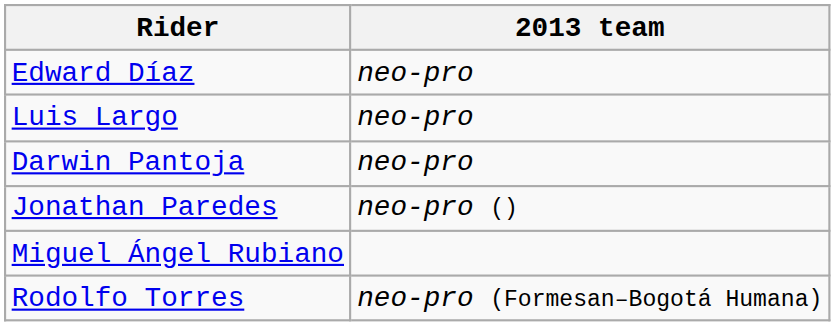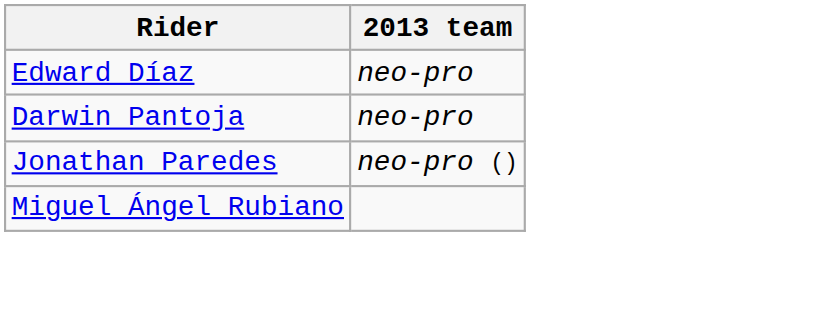- row: (95, 118)
- row: (128, 298)
